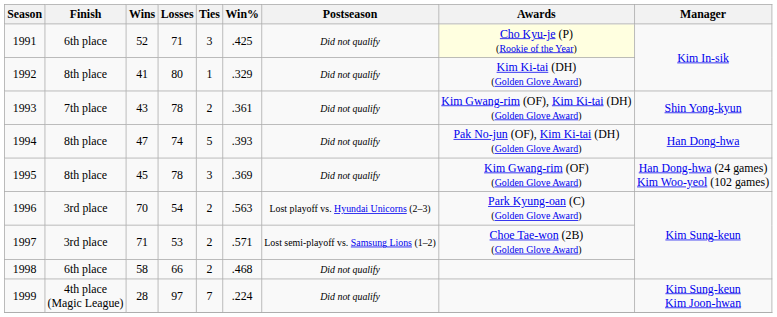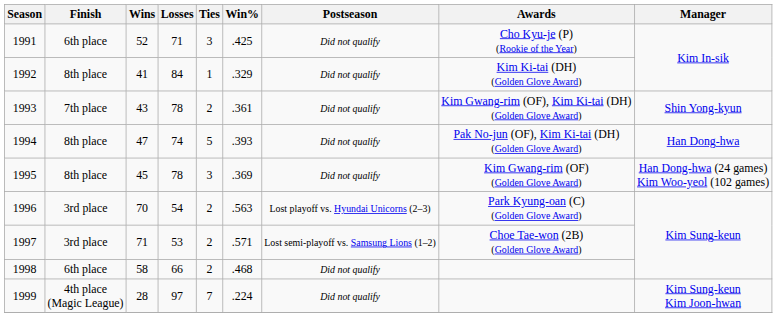(536, 41) lightyellow background -> (536, 41) no background
(177, 74) 80 -> (177, 74) 84
